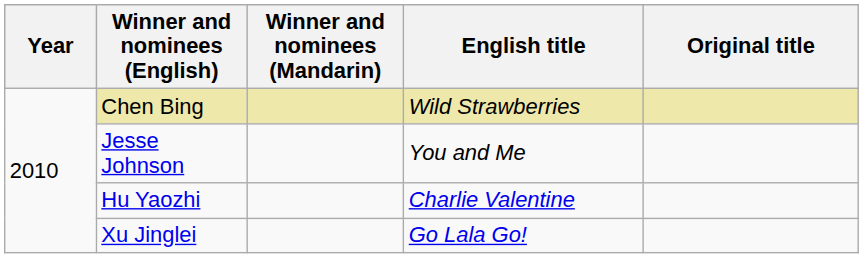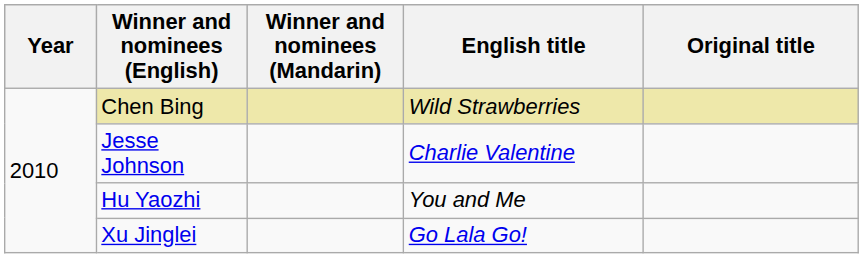(467, 153) You and Me -> (492, 153) Charlie Valentine
(492, 200) Charlie Valentine -> (467, 200) You and Me
